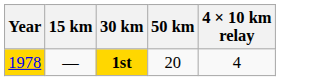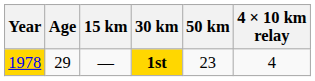+ column: (63, 26)
(173, 62) 20 -> (208, 62) 23
